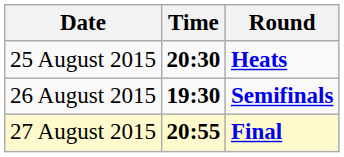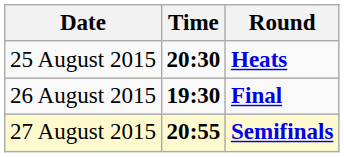(282, 95) Semifinals -> (257, 95) Final
(257, 132) Final -> (282, 132) Semifinals
